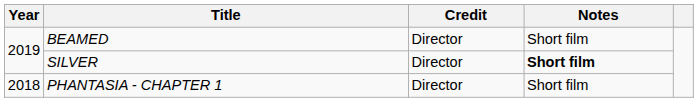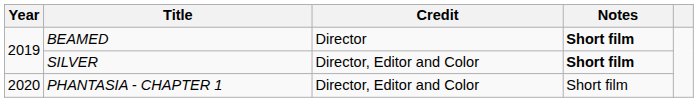(558, 39) normal -> (600, 39) bold
(437, 62) Director -> (397, 62) Director, Editor and Color
(24, 85) 2018 -> (24, 85) 2020
(437, 85) Director -> (397, 85) Director, Editor and Color
